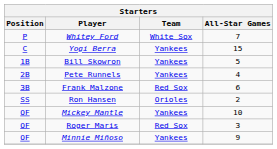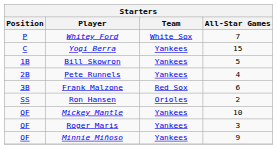(171, 125) Red Sox -> (171, 125) Yankees
